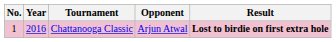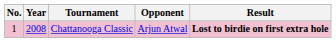(36, 29) 2016 -> (36, 29) 2008
